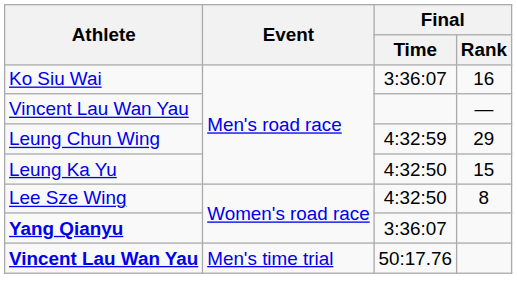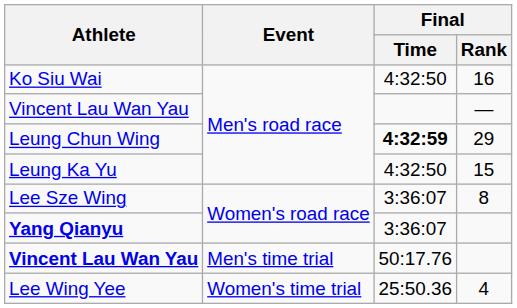(415, 80) 3:36:07 -> (415, 80) 4:32:50
(415, 139) normal -> (415, 139) bold
(415, 199) 4:32:50 -> (415, 199) 3:36:07
+ row: (67, 288)
